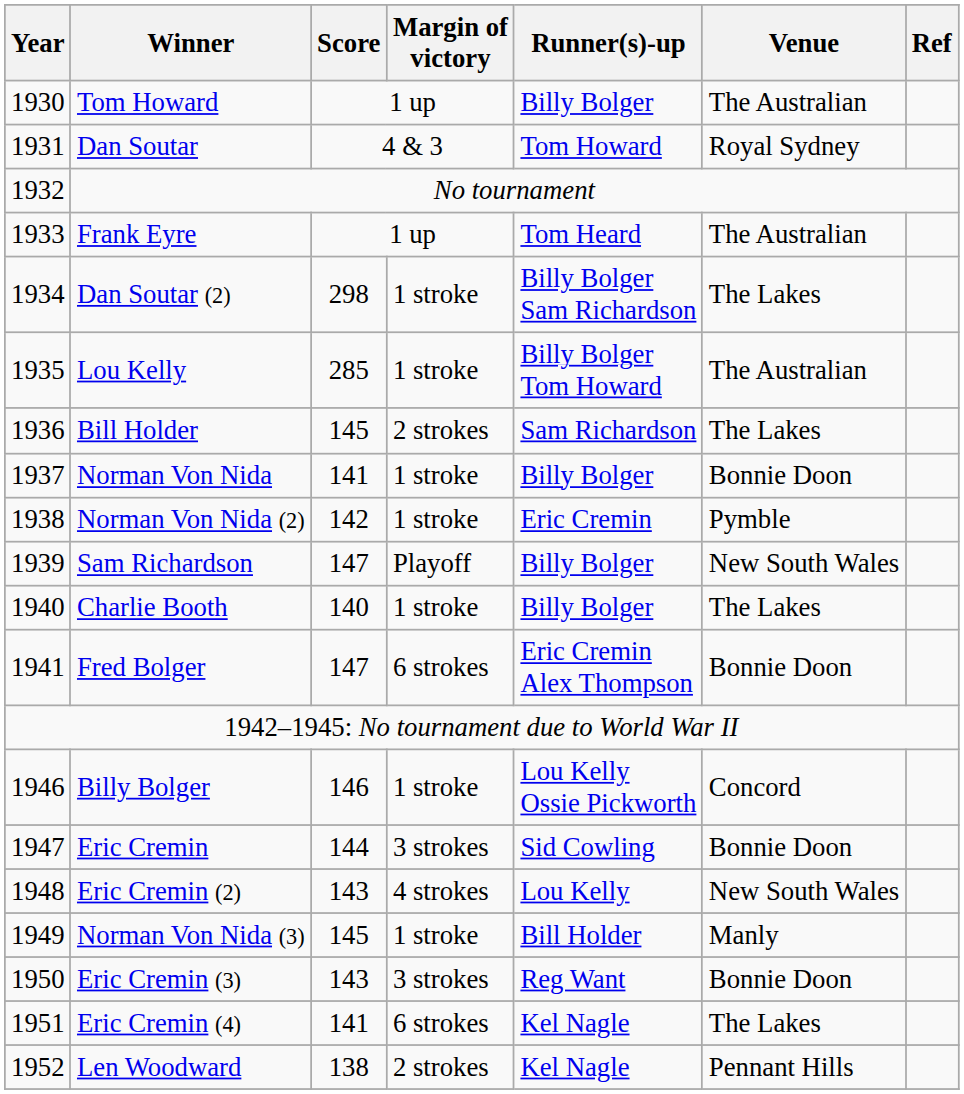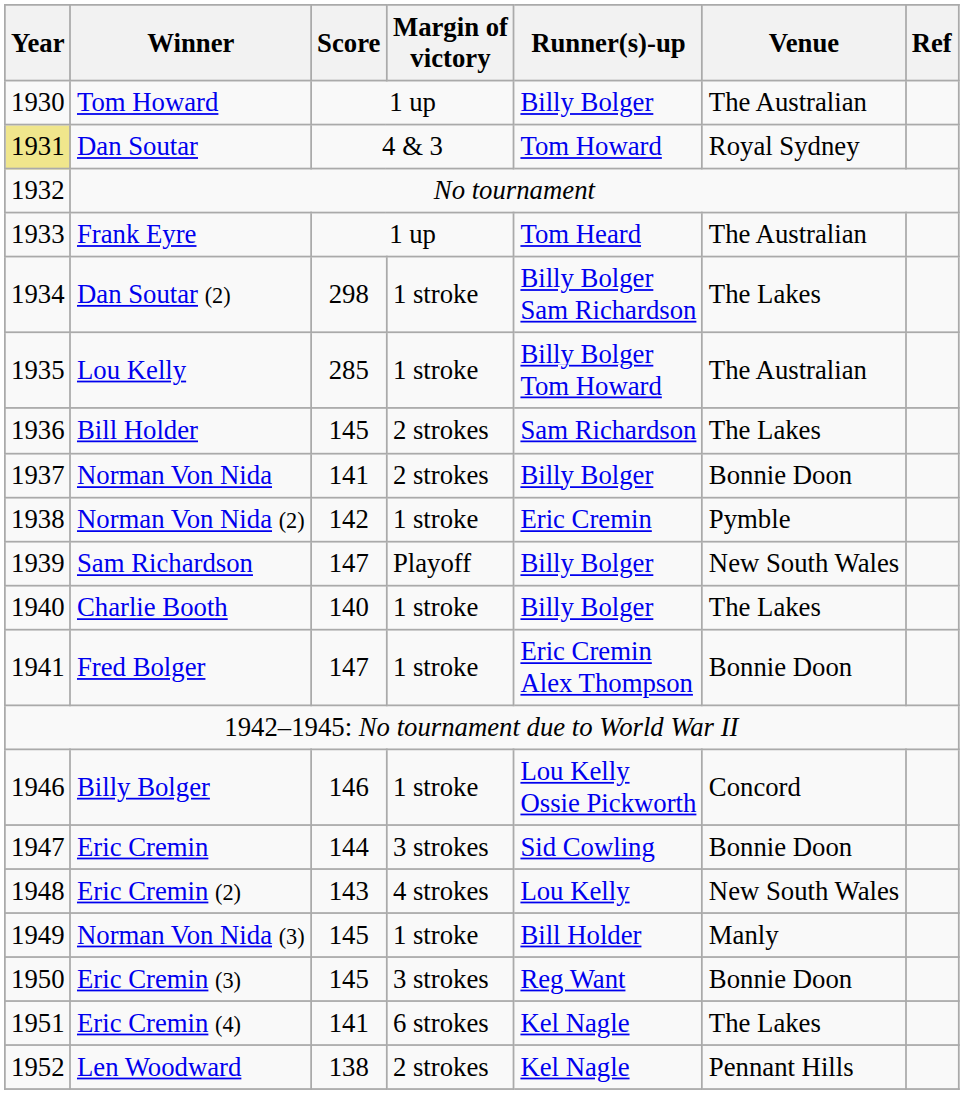(38, 146) no background -> (38, 146) khaki background
(436, 474) 1 stroke -> (441, 474) 2 strokes
(441, 666) 6 strokes -> (436, 666) 1 stroke
(349, 979) 143 -> (349, 979) 145
